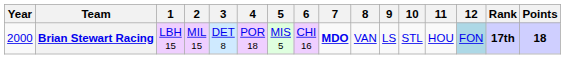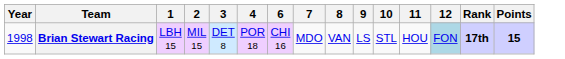- column: (281, 14)
(20, 38) 2000 -> (20, 38) 1998
(335, 38) bold -> (309, 38) normal
(540, 38) 18 -> (514, 38) 15
